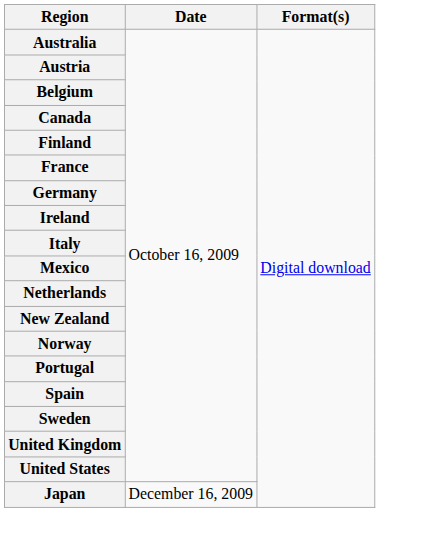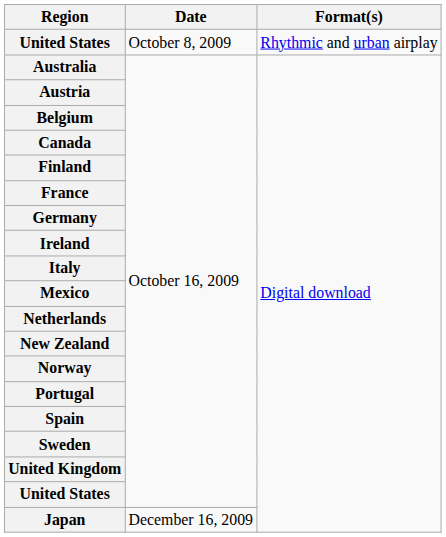+ row: (65, 42)
